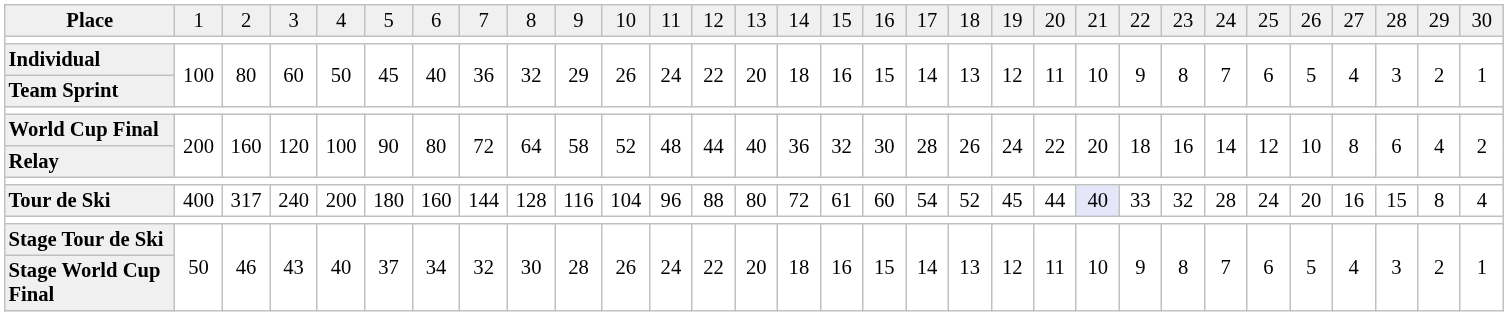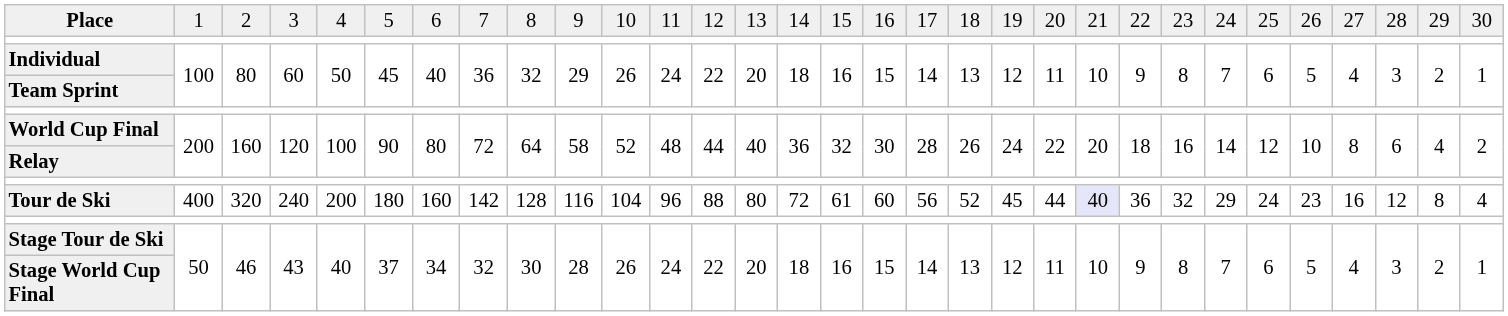(246, 200) 317 -> (246, 200) 320
(484, 200) 144 -> (484, 200) 142
(927, 200) 54 -> (927, 200) 56
(1140, 200) 33 -> (1140, 200) 36
(1226, 200) 28 -> (1226, 200) 29
(1311, 200) 20 -> (1311, 200) 23
(1396, 200) 15 -> (1396, 200) 12
